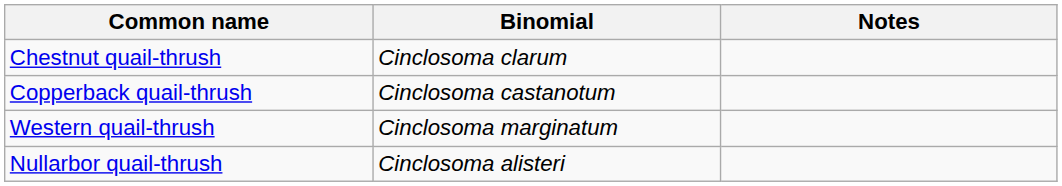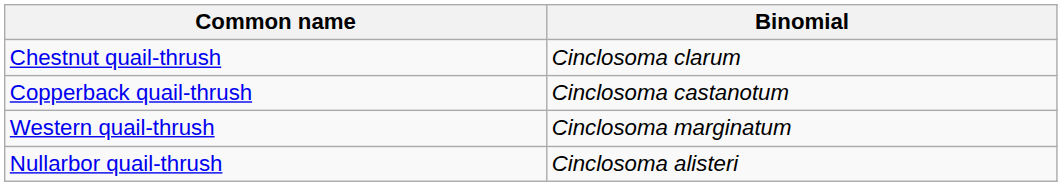- column: (889, 22)
